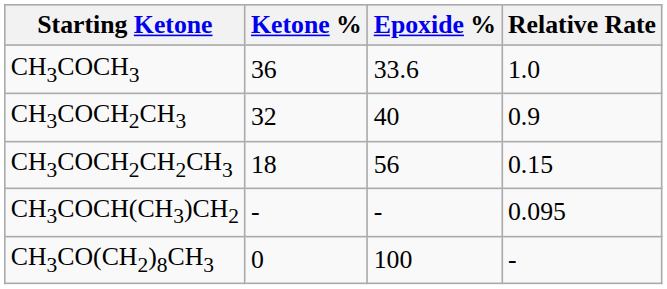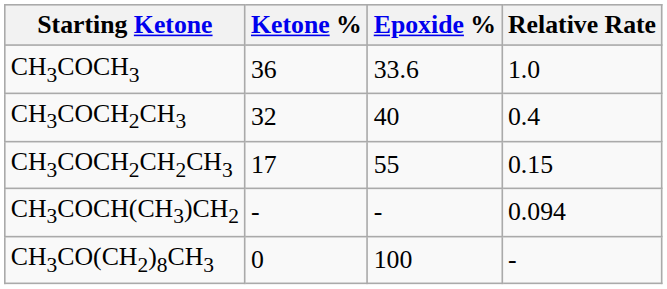(524, 116) 0.9 -> (524, 116) 0.4
(264, 164) 18 -> (264, 164) 17
(387, 164) 56 -> (387, 164) 55
(537, 211) 0.095 -> (537, 211) 0.094
